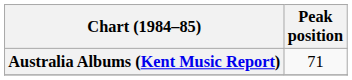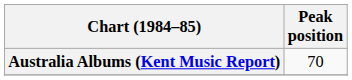(315, 61) 71 -> (315, 61) 70
